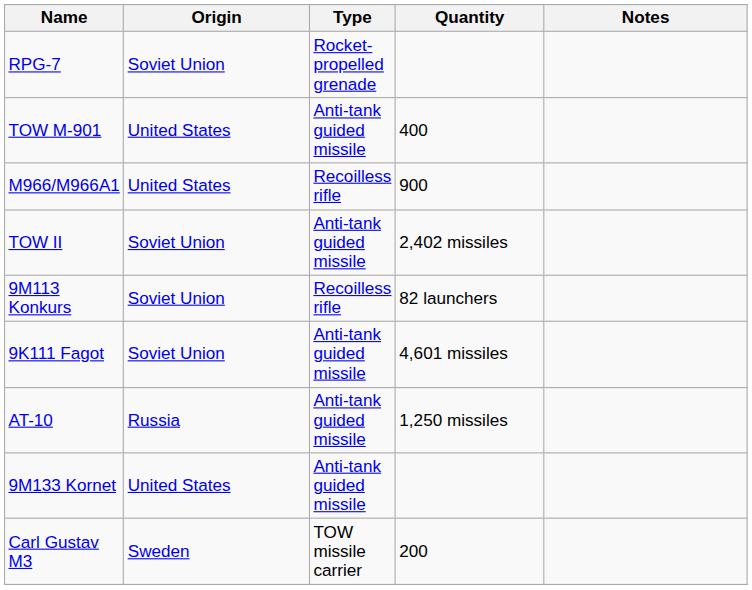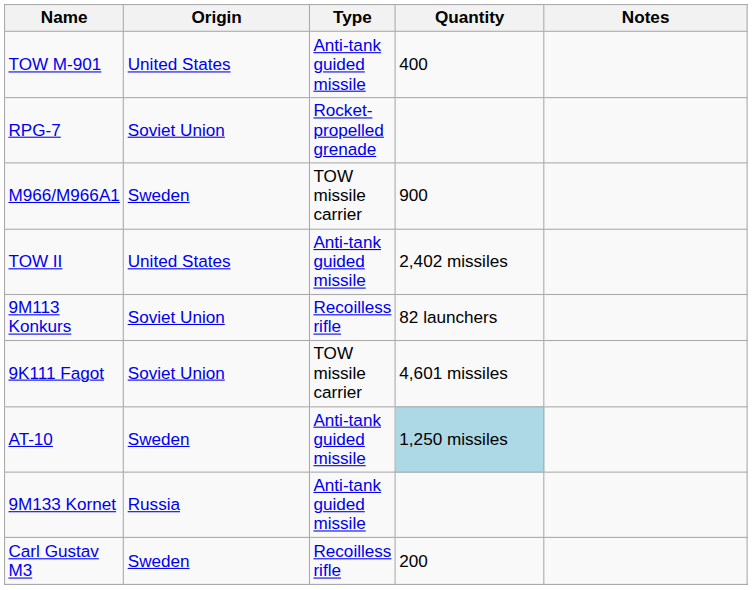rows swapped: (35, 64) <-> (55, 130)
(179, 186) United States -> (159, 195) Sweden
(352, 186) Recoilless rifle -> (340, 195) TOW missile carrier
(176, 242) Soviet Union -> (179, 261) United States
(347, 354) Anti-tank guided missile -> (340, 373) TOW missile carrier
(154, 419) Russia -> (159, 439) Sweden
(454, 419) no background -> (454, 439) lightblue background
(179, 485) United States -> (154, 504) Russia
(340, 551) TOW missile carrier -> (352, 560) Recoilless rifle
